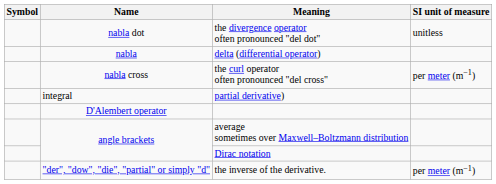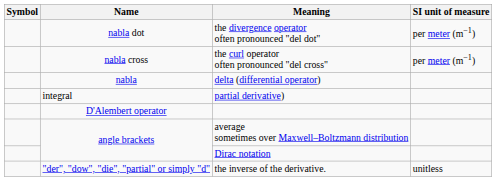(428, 33) unitless -> (444, 33) per meter (m−1)
rows swapped: (271, 75) <-> (268, 54)
(444, 170) per meter (m−1) -> (428, 169) unitless
